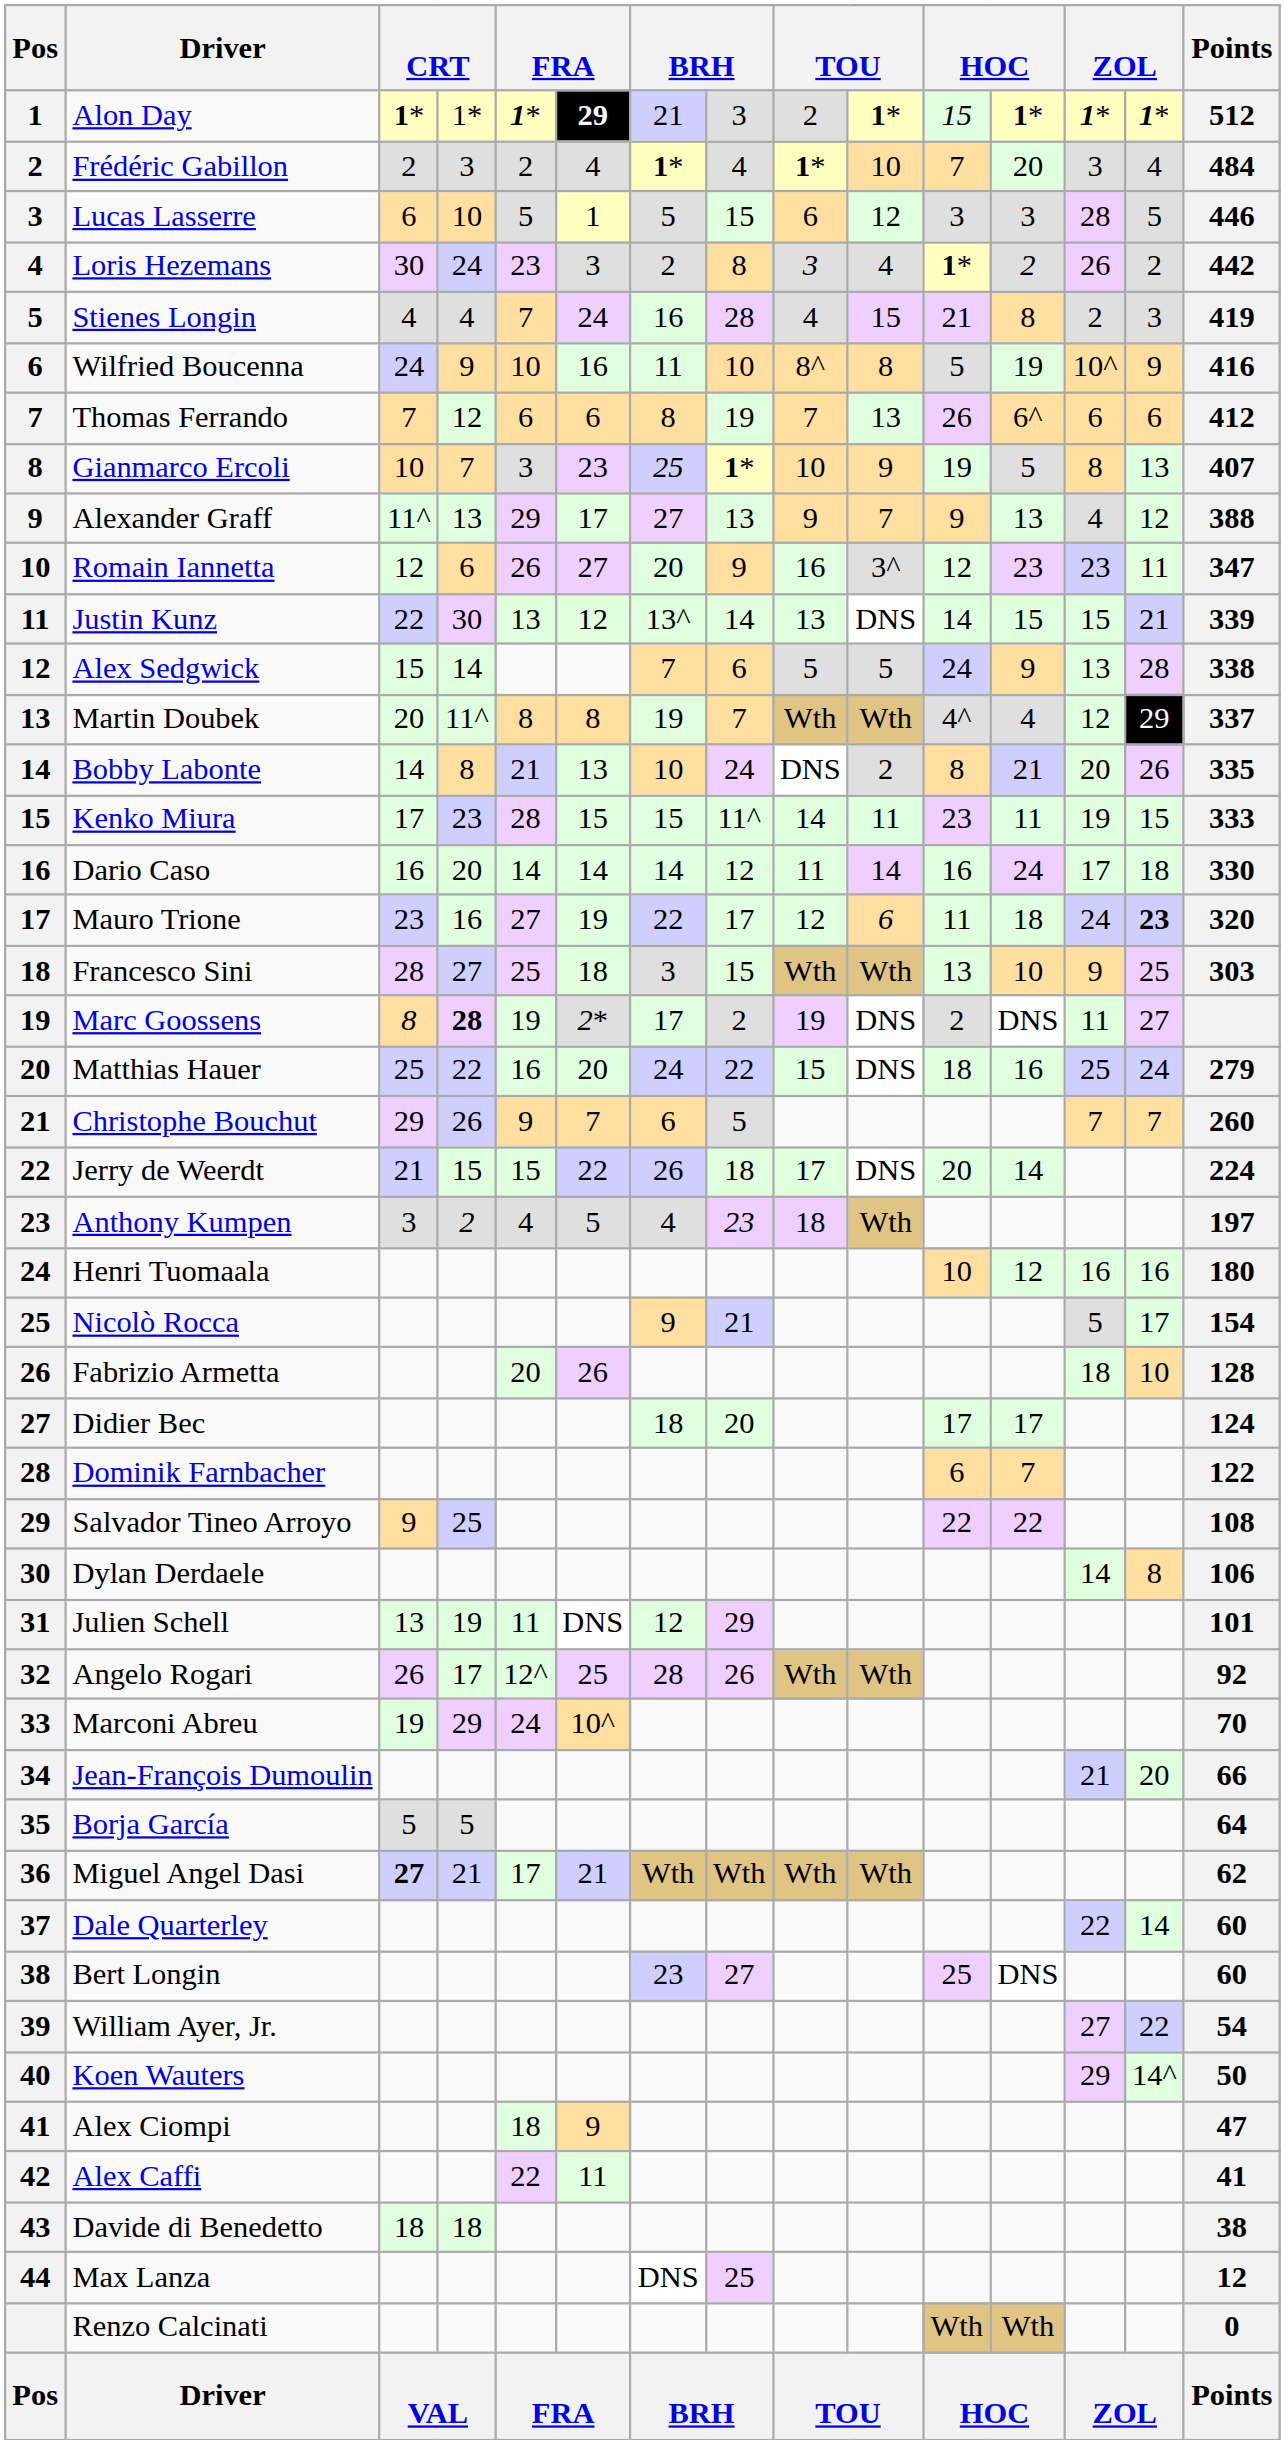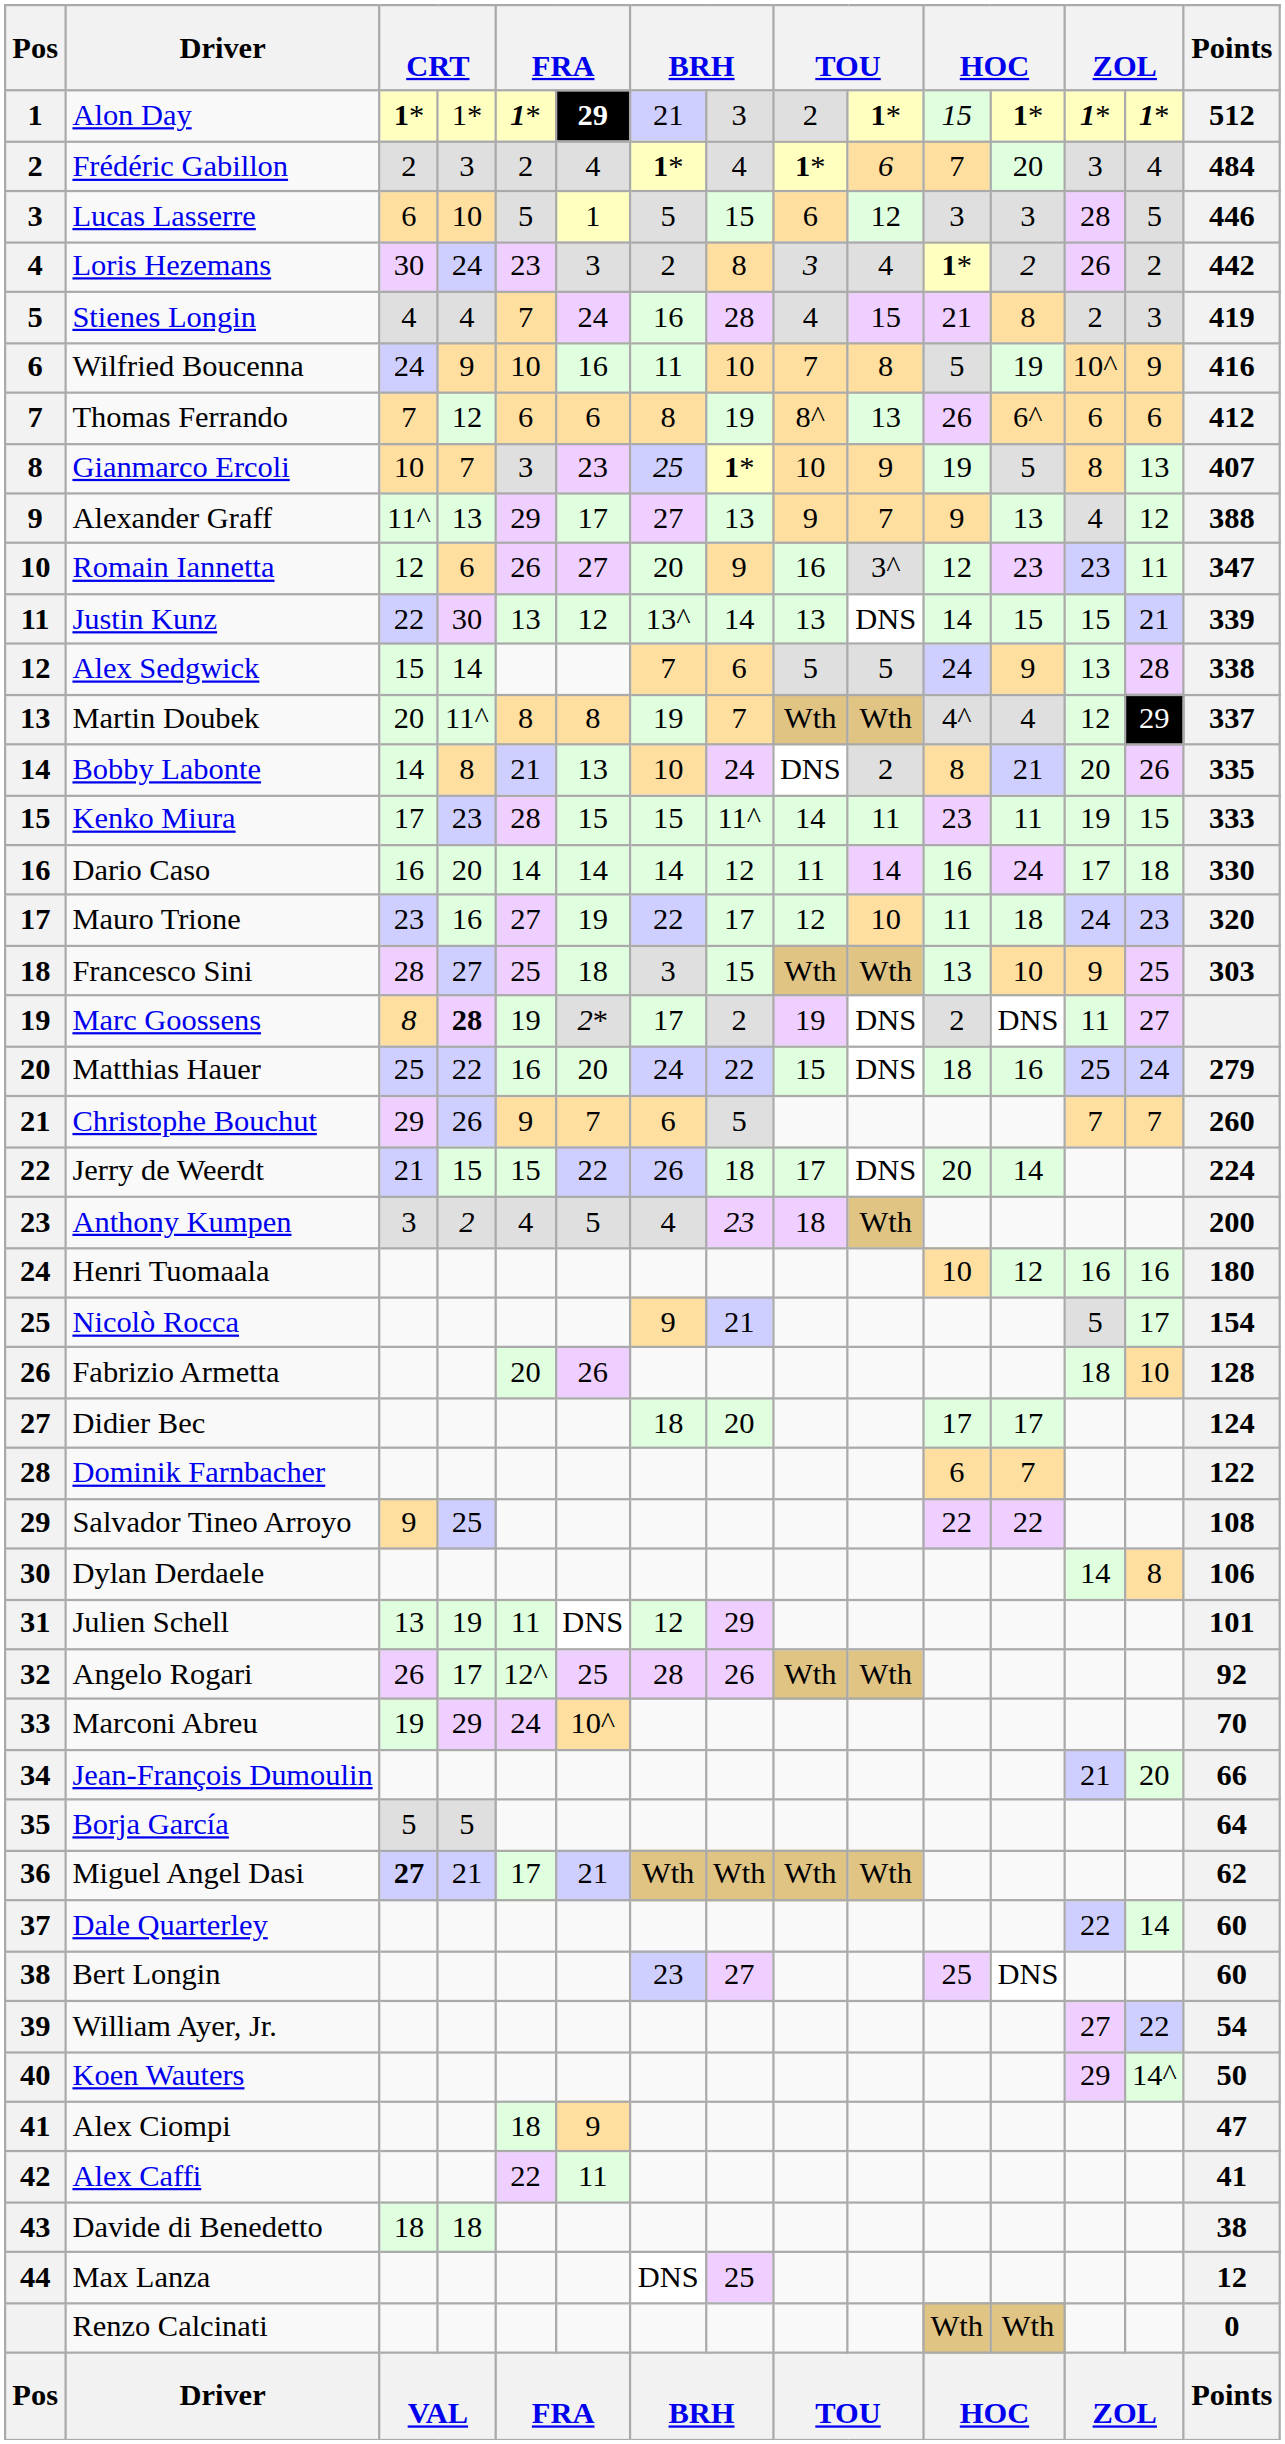(886, 165) 10 -> (886, 165) 6
(810, 366) 8^ -> (810, 366) 7
(810, 416) 7 -> (810, 416) 8^
(886, 919) 6 -> (886, 919) 10
(1154, 919) bold -> (1154, 919) normal
(1232, 1221) 197 -> (1232, 1221) 200
